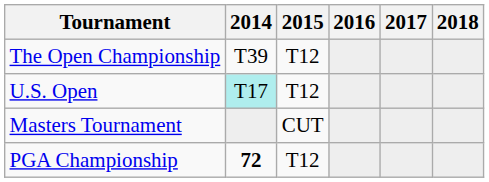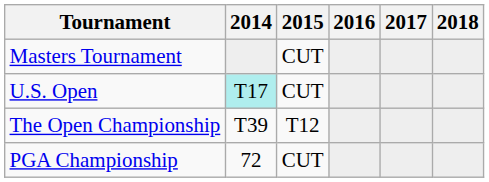rows swapped: (96, 125) <-> (115, 56)
(303, 91) T12 -> (303, 91) CUT
(251, 160) bold -> (251, 160) normal
(303, 160) T12 -> (303, 160) CUT
